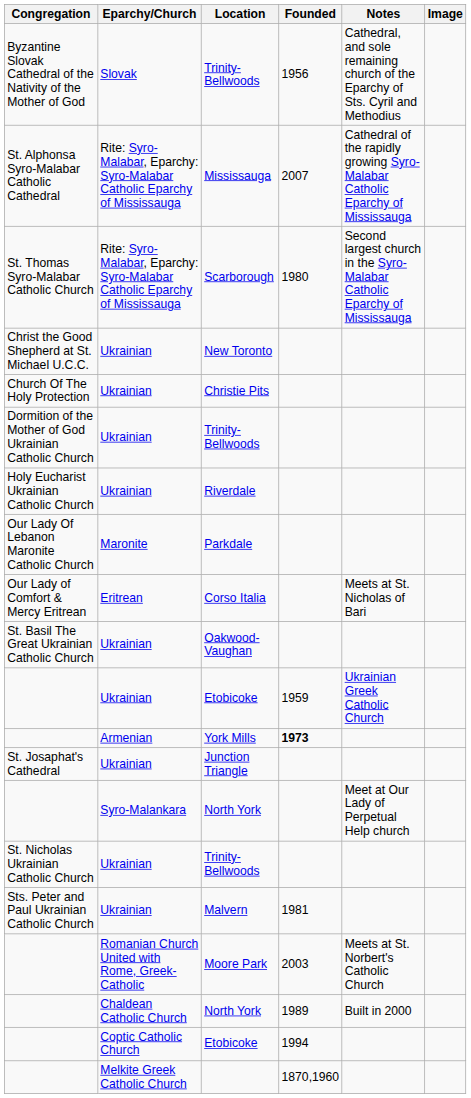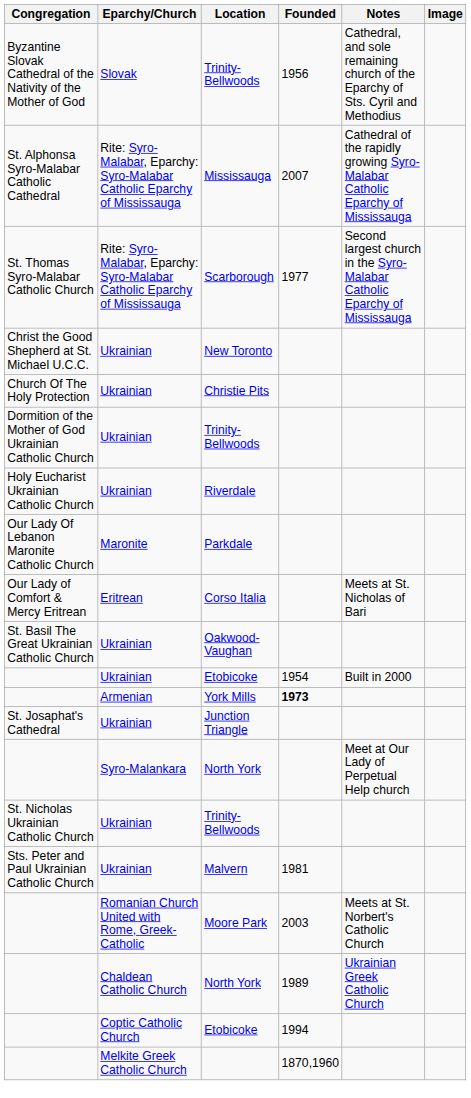(295, 277) 1980 -> (295, 277) 1977
(295, 698) 1959 -> (295, 677) 1954
(370, 698) Ukrainian Greek Catholic Church -> (378, 677) Built in 2000
(378, 1011) Built in 2000 -> (370, 983) Ukrainian Greek Catholic Church
